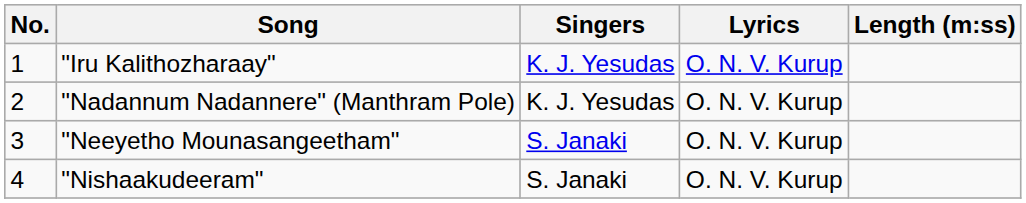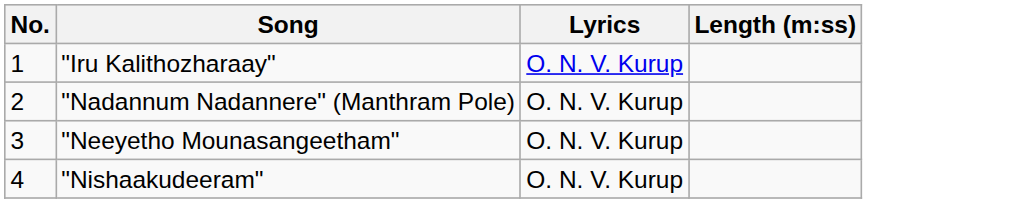- column: (600, 24)
